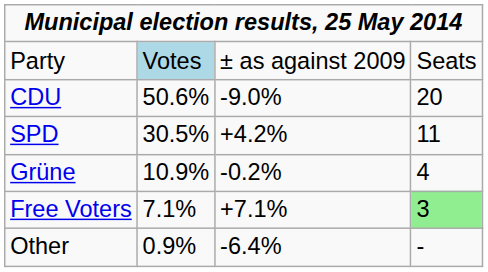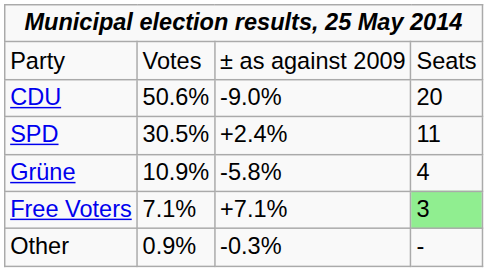(172, 60) lightblue background -> (172, 60) no background
(254, 135) +4.2% -> (254, 135) +2.4%
(251, 172) -0.2% -> (251, 172) -5.8%
(251, 246) -6.4% -> (251, 246) -0.3%
